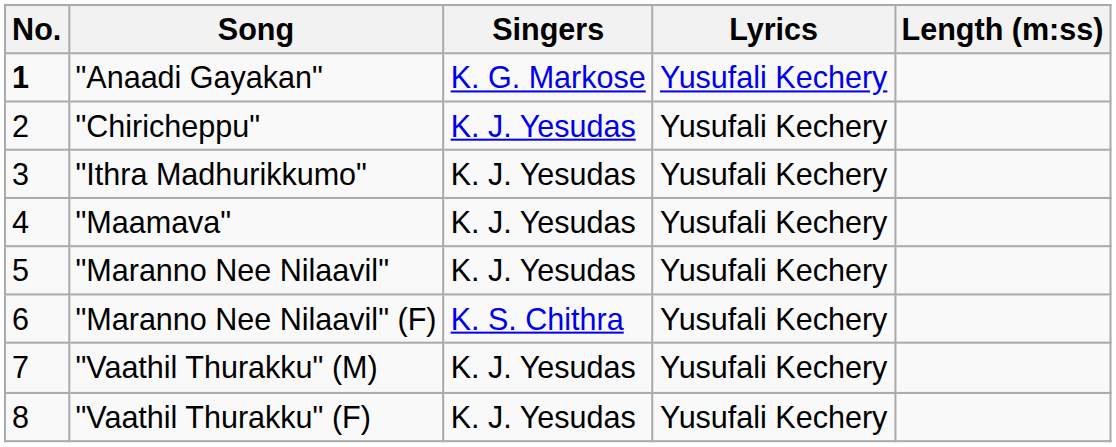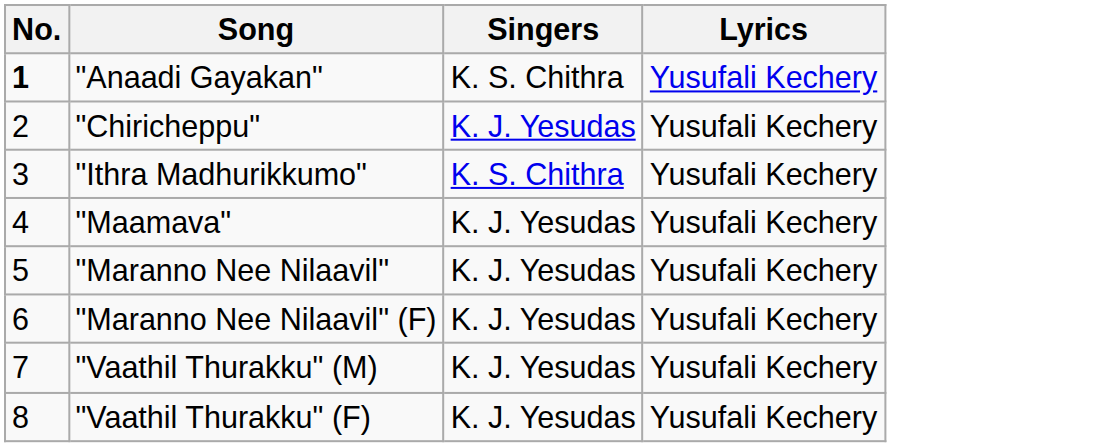- column: (1002, 29)
(548, 78) K. G. Markose -> (537, 78) K. S. Chithra
(543, 174) K. J. Yesudas -> (537, 174) K. S. Chithra
(537, 320) K. S. Chithra -> (543, 320) K. J. Yesudas
